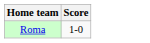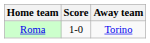+ column: (118, 12)
